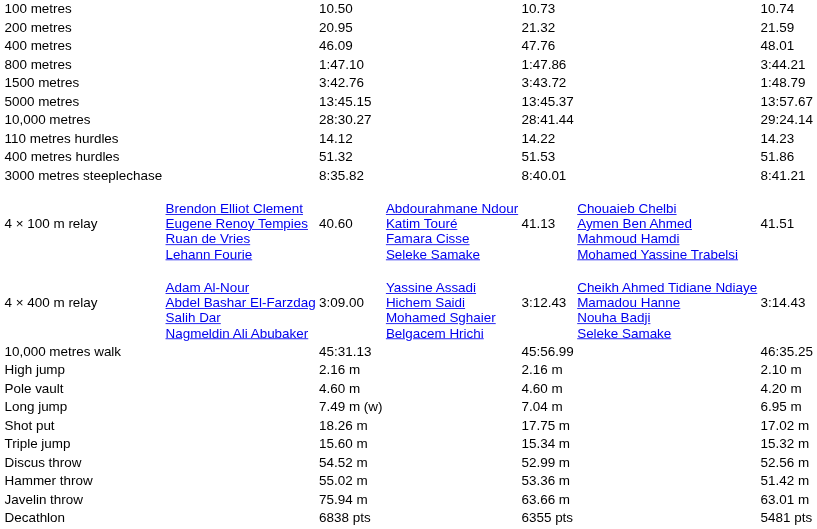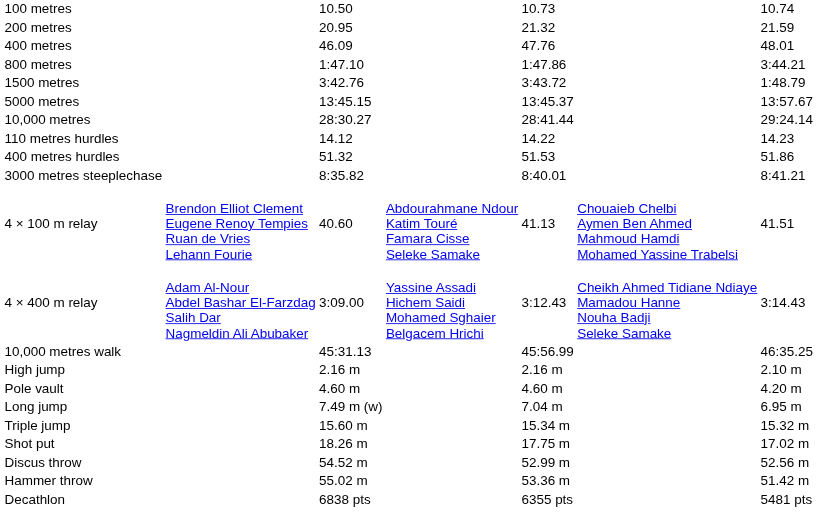rows swapped: (38, 444) <-> (30, 425)
- row: (44, 499)
